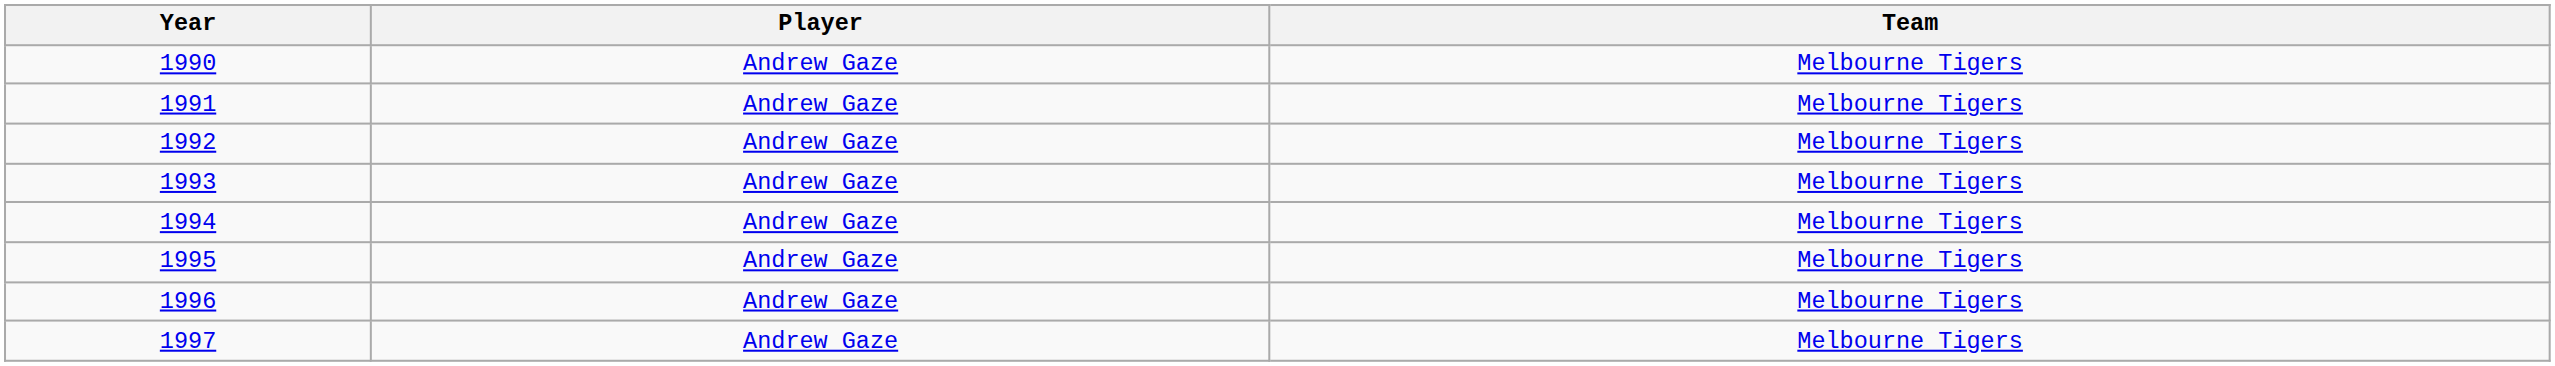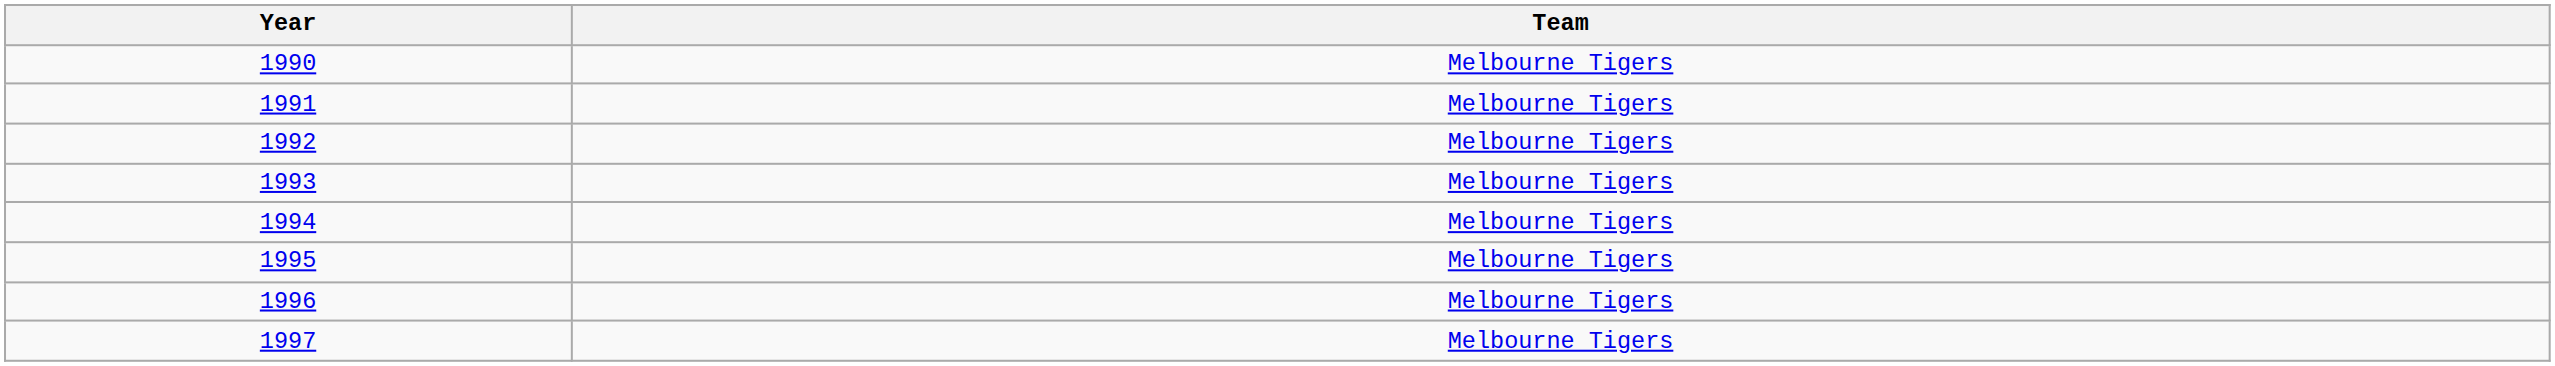- column: (821, 24)
